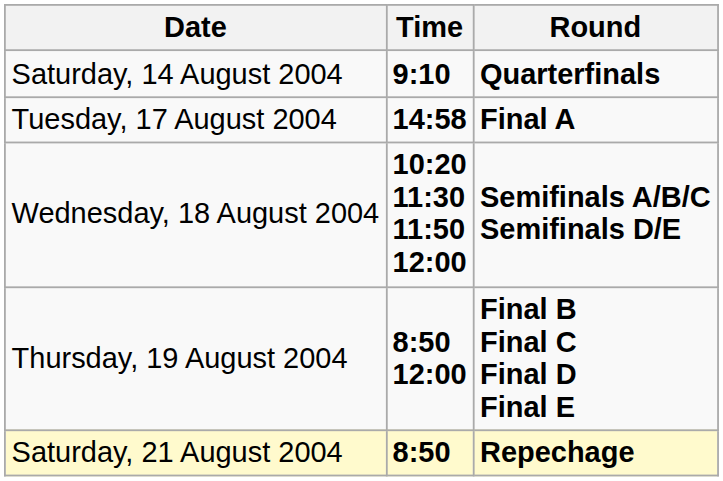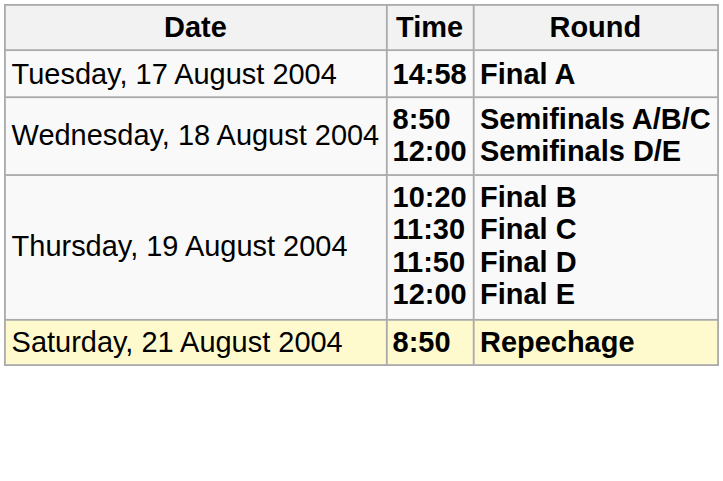- row: (177, 73)
(430, 214) 10:20 11:30 11:50 12:00 -> (430, 135) 8:50 12:00
(430, 357) 8:50 12:00 -> (430, 246) 10:20 11:30 11:50 12:00
